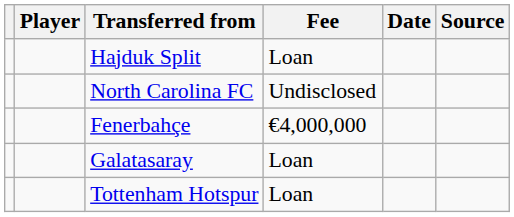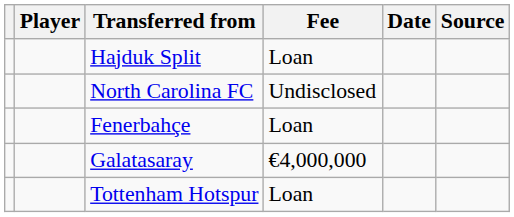(317, 125) €4,000,000 -> (291, 125) Loan
(291, 159) Loan -> (317, 159) €4,000,000
